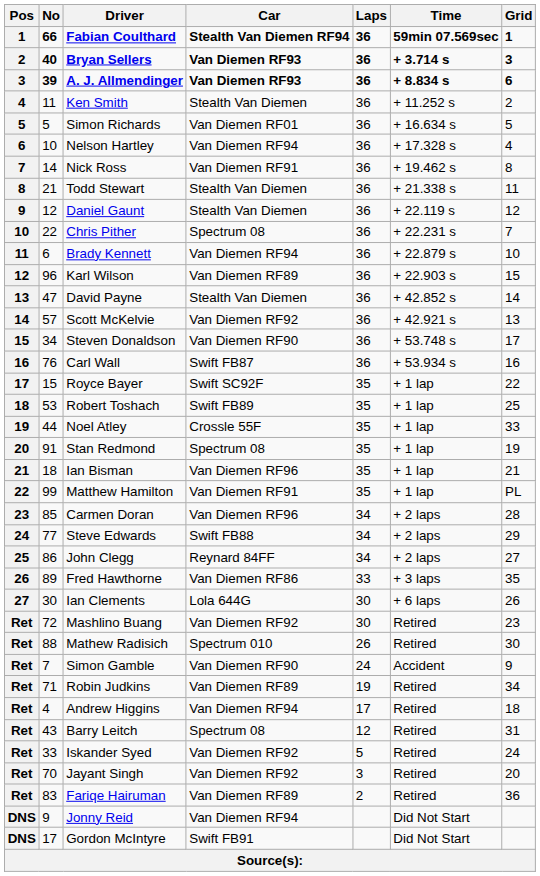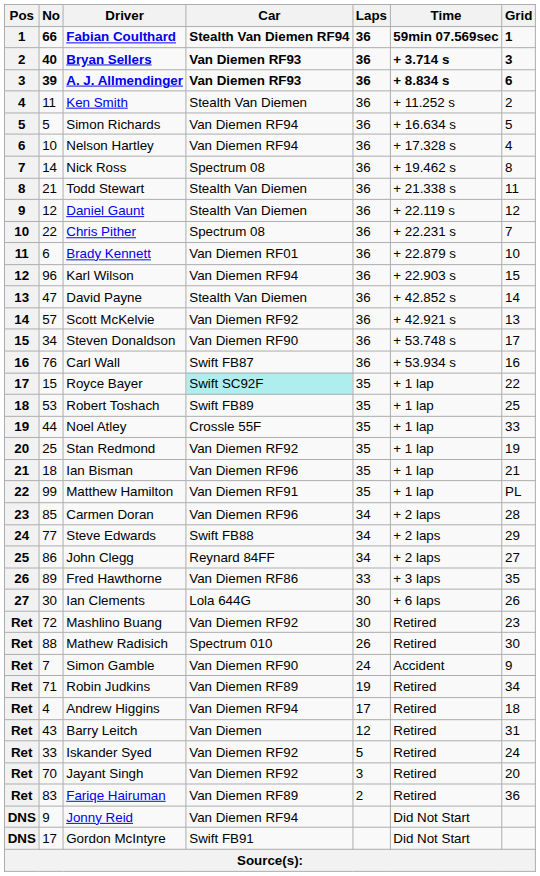(244, 124) Van Diemen RF01 -> (244, 124) Van Diemen RF94
(244, 167) Van Diemen RF91 -> (227, 167) Spectrum 08
(244, 253) Van Diemen RF94 -> (244, 253) Van Diemen RF01
(244, 275) Van Diemen RF89 -> (244, 275) Van Diemen RF94
(226, 383) no background -> (226, 383) paleturquoise background
(50, 448) 91 -> (50, 448) 25
(227, 448) Spectrum 08 -> (244, 448) Van Diemen RF92
(227, 730) Spectrum 08 -> (225, 730) Van Diemen
